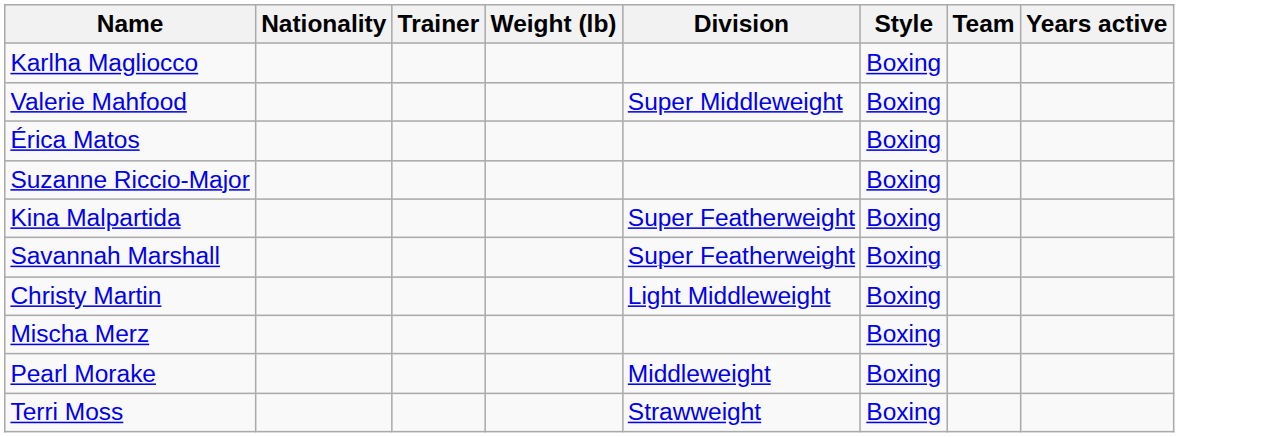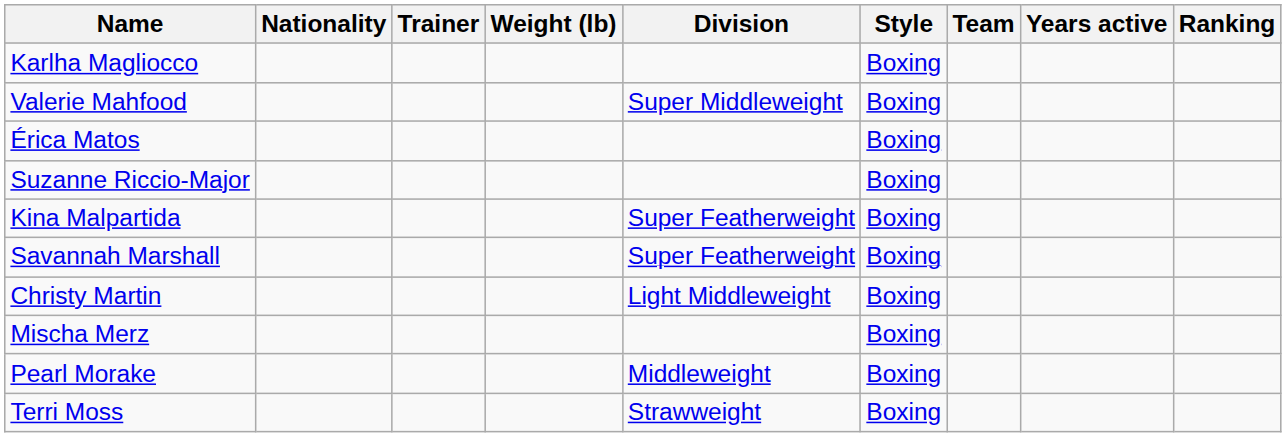+ column: (1227, 23)
